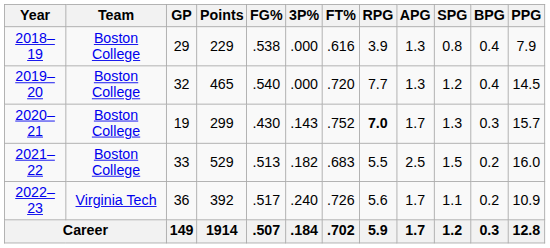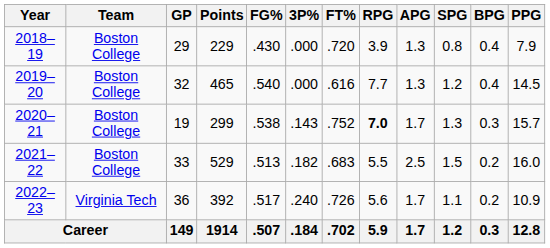(266, 46) .538 -> (266, 46) .430
(341, 46) .616 -> (341, 46) .720
(341, 84) .720 -> (341, 84) .616
(266, 123) .430 -> (266, 123) .538
